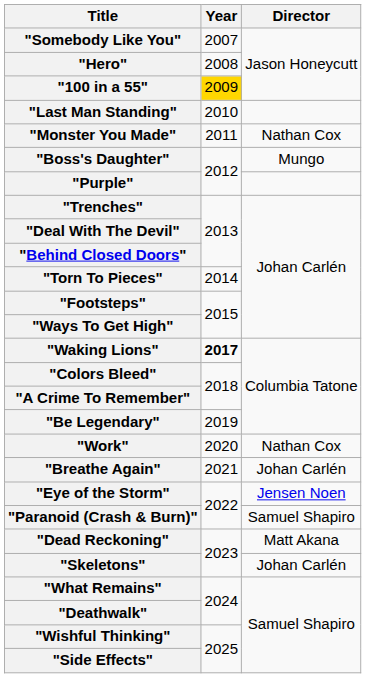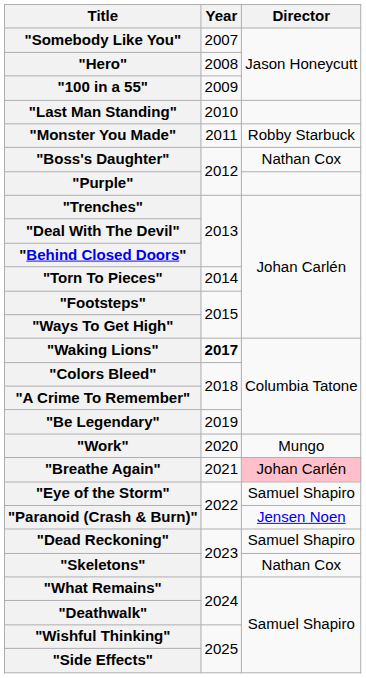(221, 87) gold background -> (221, 87) no background
(301, 135) Nathan Cox -> (301, 135) Robby Starbuck
(301, 159) Mungo -> (301, 159) Nathan Cox
(301, 445) Nathan Cox -> (301, 445) Mungo
(301, 469) no background -> (301, 469) pink background
(301, 493) Jensen Noen -> (301, 493) Samuel Shapiro
(301, 517) Samuel Shapiro -> (301, 517) Jensen Noen
(301, 541) Matt Akana -> (301, 541) Samuel Shapiro
(301, 565) Johan Carlén -> (301, 565) Nathan Cox
